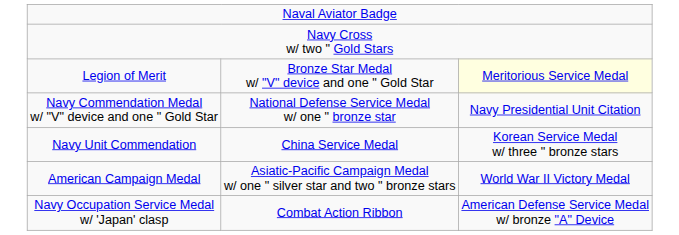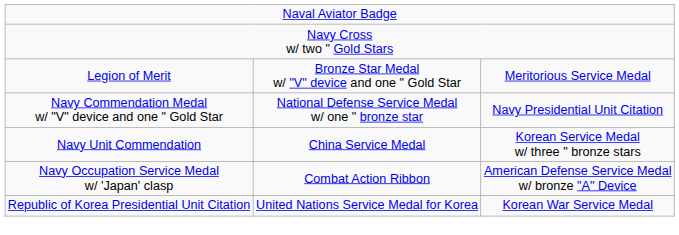(555, 75) lightyellow background -> (578, 75) no background
- row: (124, 178)
+ row: (129, 205)
